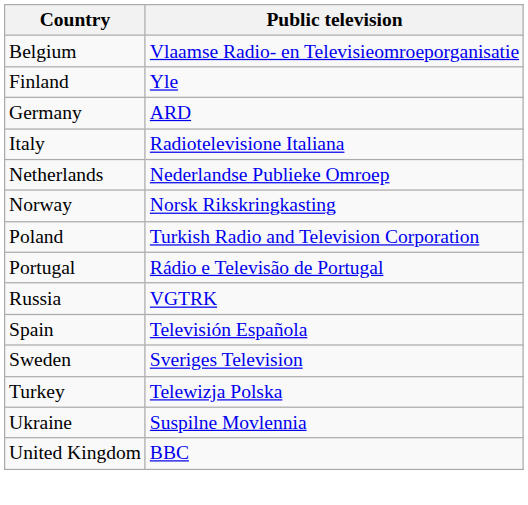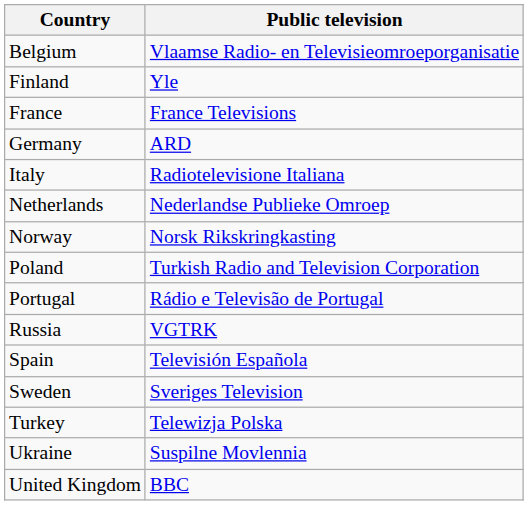+ row: (36, 112)
